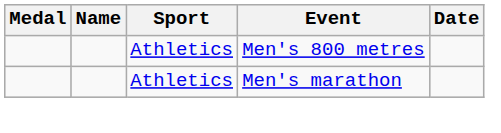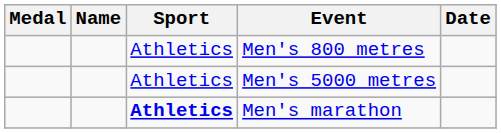+ row: (339, 82)
(182, 82) normal -> (182, 113) bold
